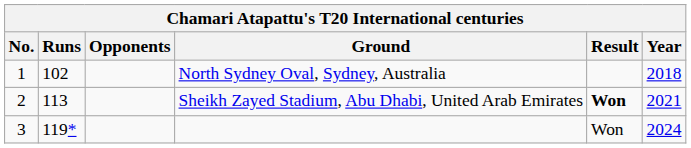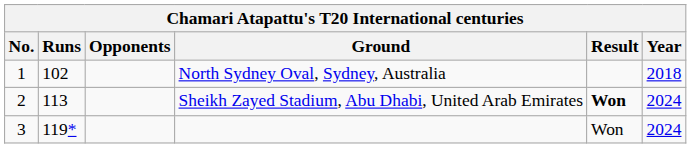(664, 101) 2021 -> (664, 101) 2024
